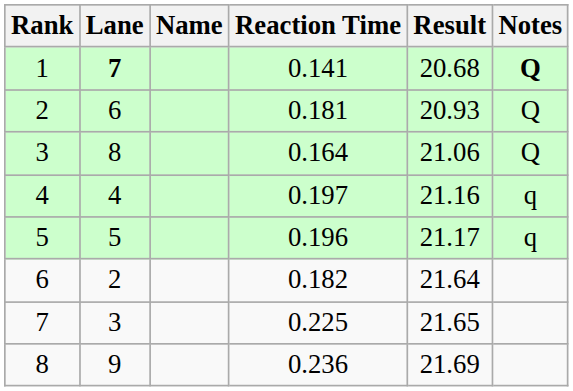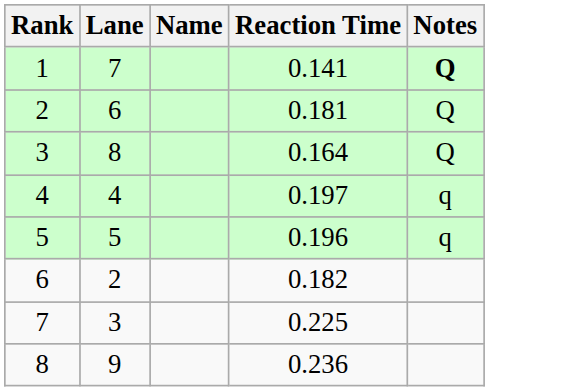- column: (450, 25)
(115, 68) bold -> (115, 68) normal
